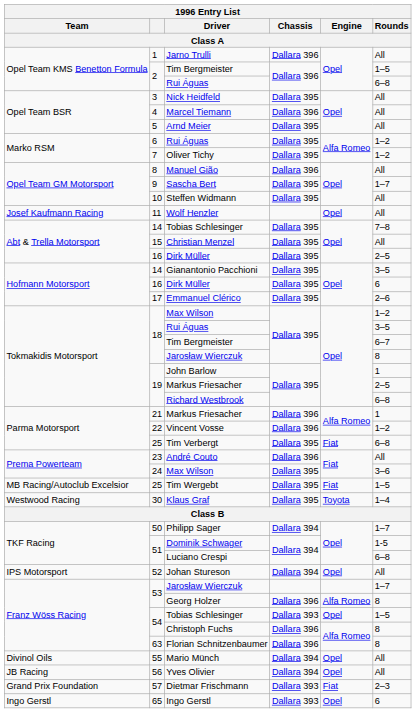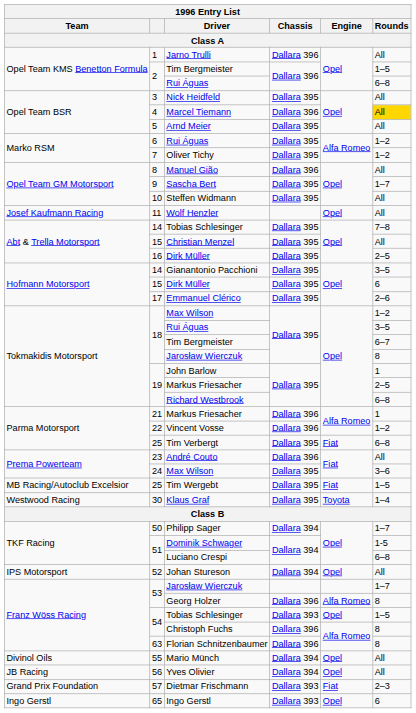(380, 112) no background -> (380, 112) gold background
(157, 284) 16 -> (157, 284) 15
